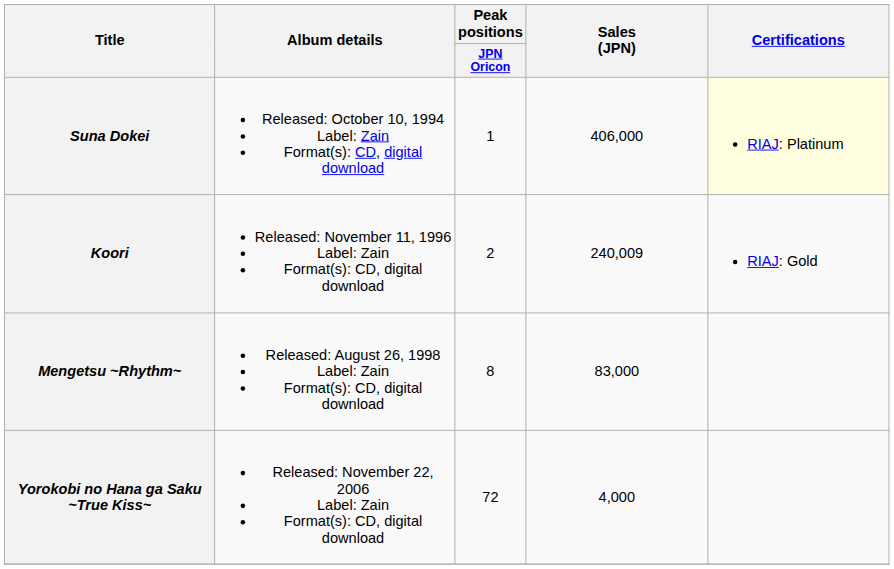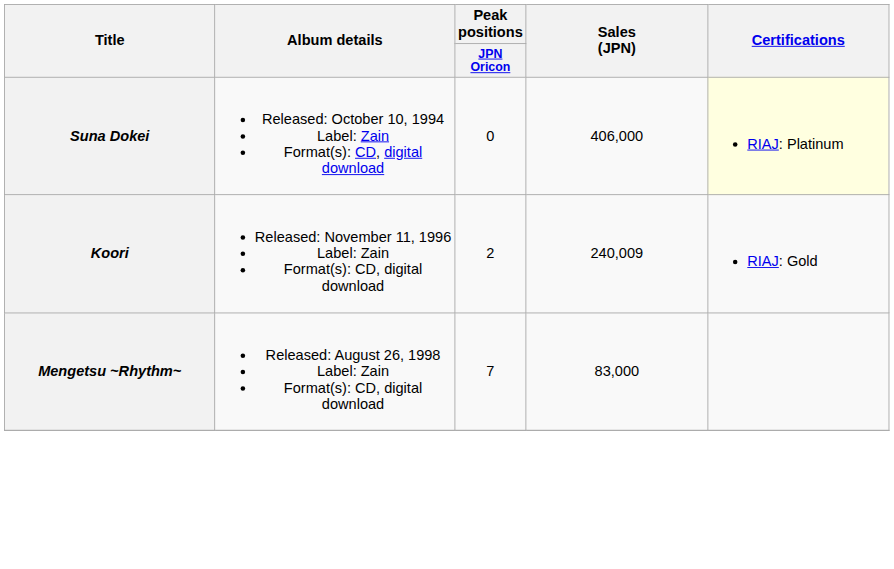(490, 135) 1 -> (490, 135) 0
(490, 371) 8 -> (490, 371) 7
- row: (110, 497)
